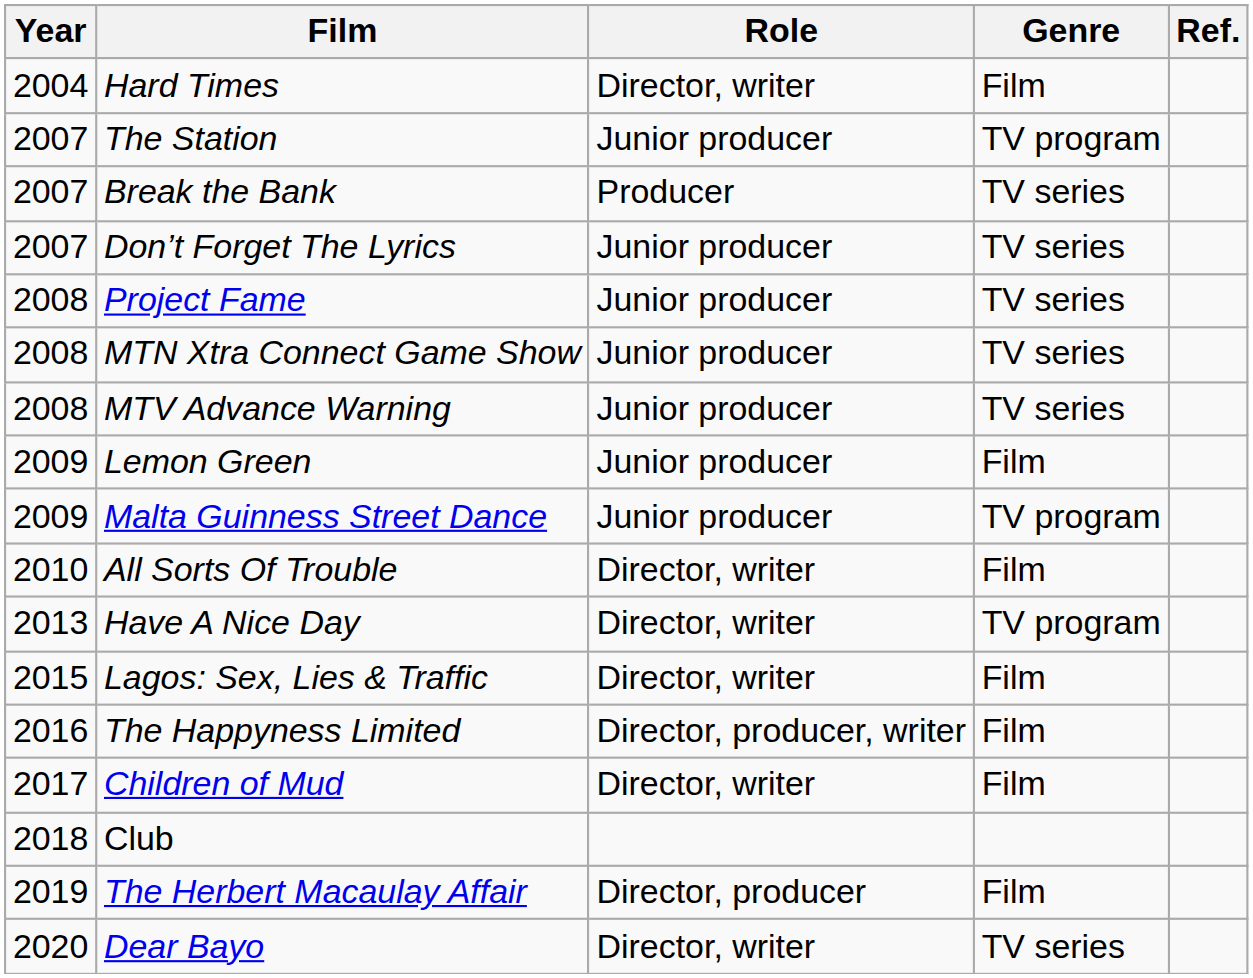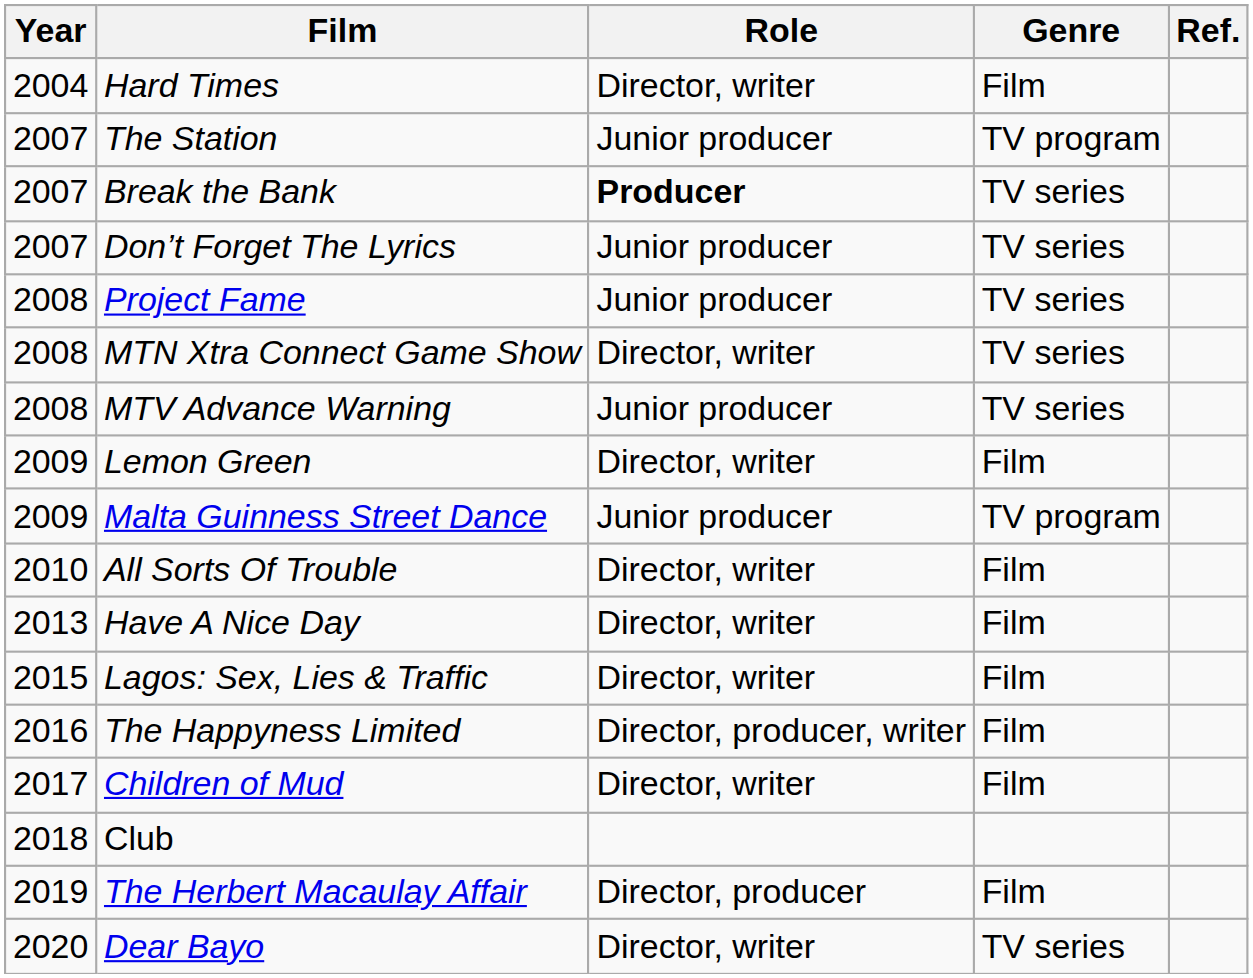(665, 192) normal -> (671, 192) bold
(714, 354) Junior producer -> (706, 354) Director, writer
(714, 461) Junior producer -> (706, 461) Director, writer
(1071, 623) TV program -> (1014, 623) Film
